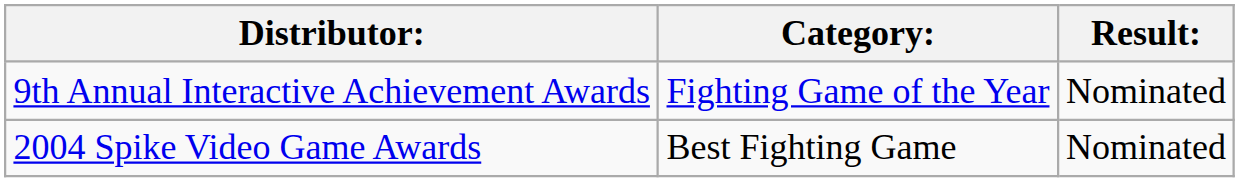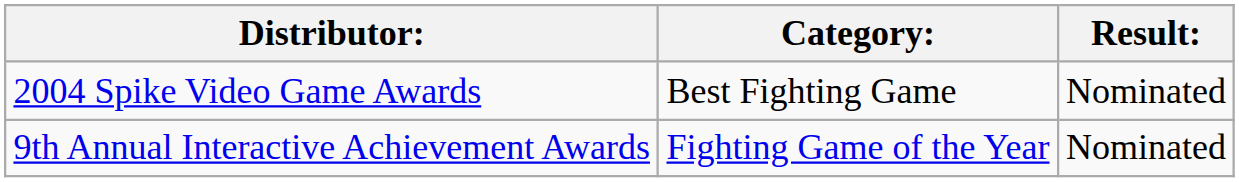rows swapped: (247, 147) <-> (332, 90)
